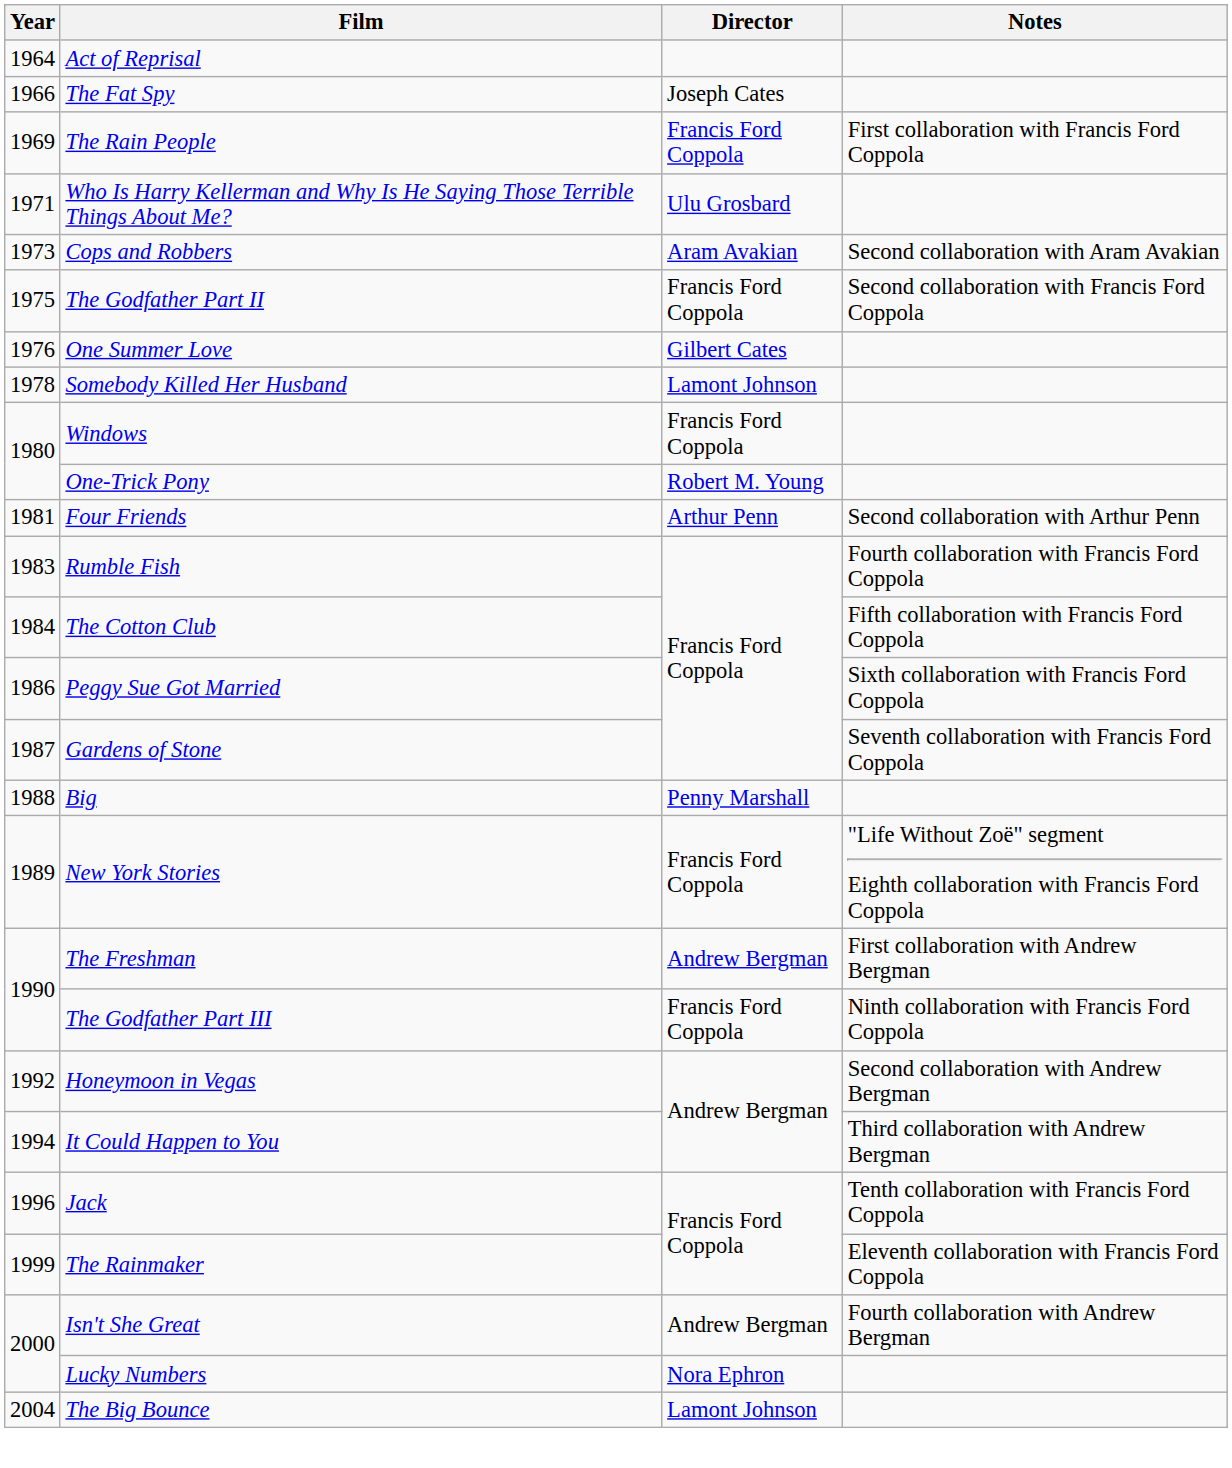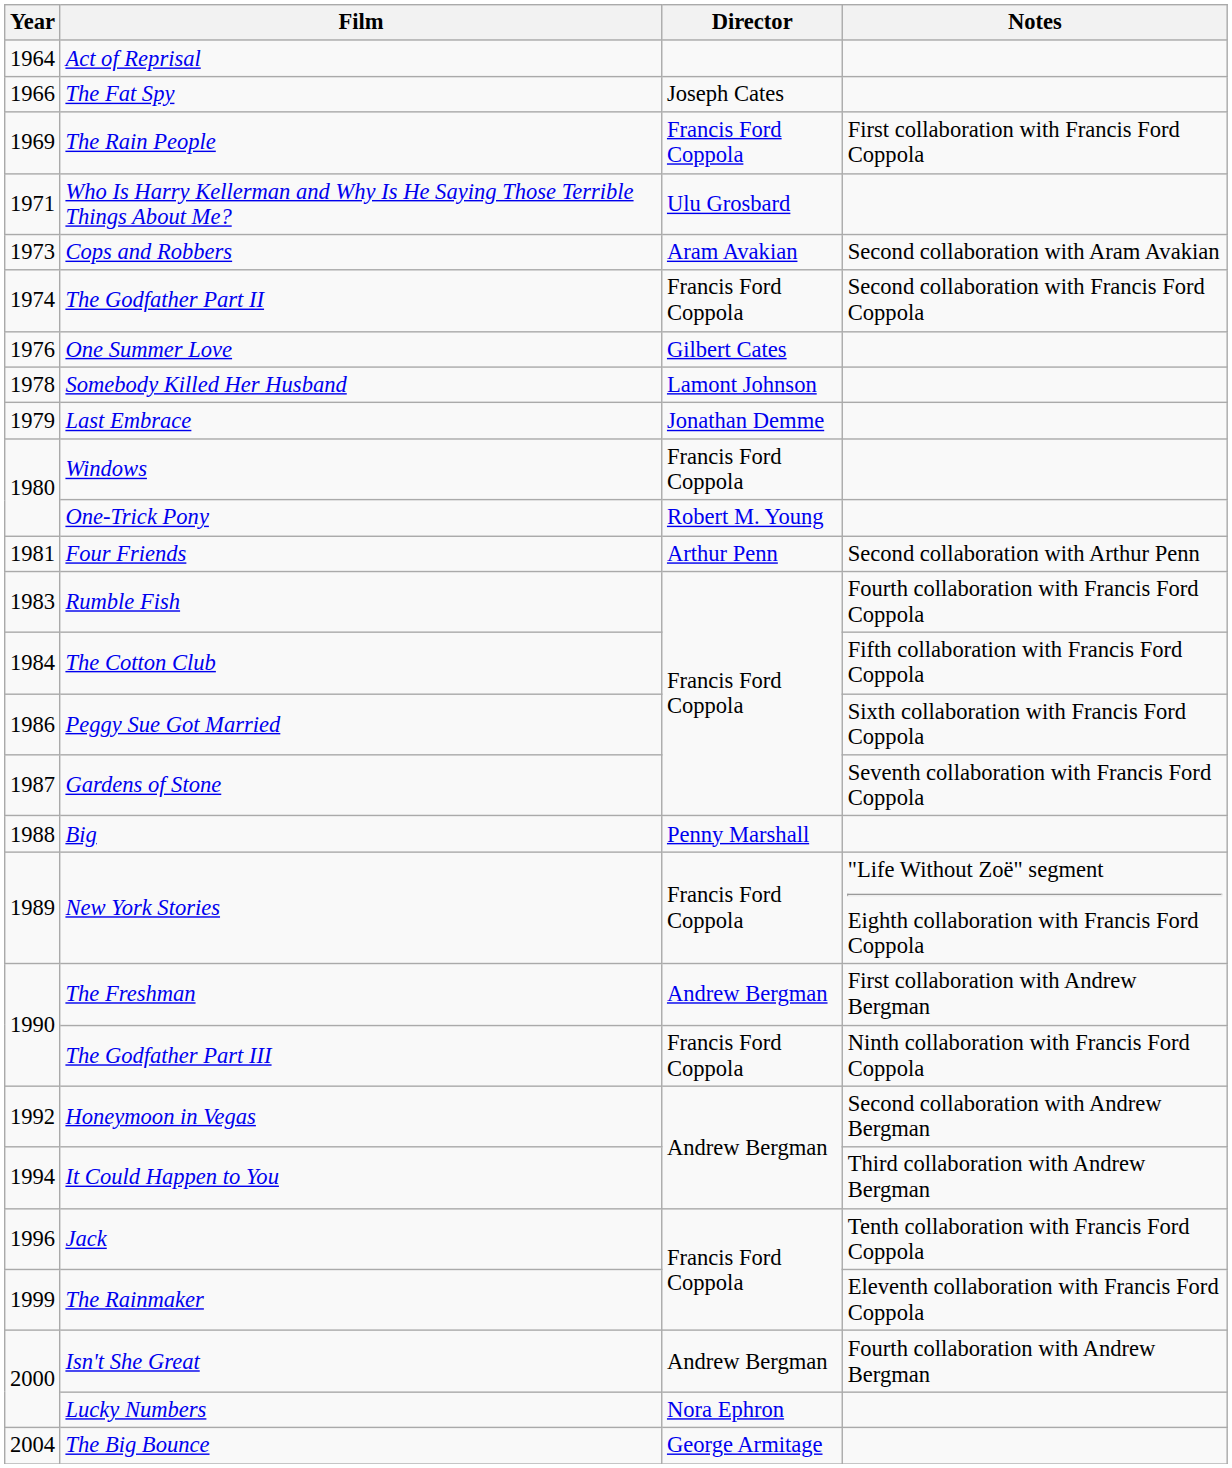(32, 300) 1975 -> (32, 300) 1974
+ row: (128, 420)
(742, 1409) Lamont Johnson -> (745, 1445) George Armitage
